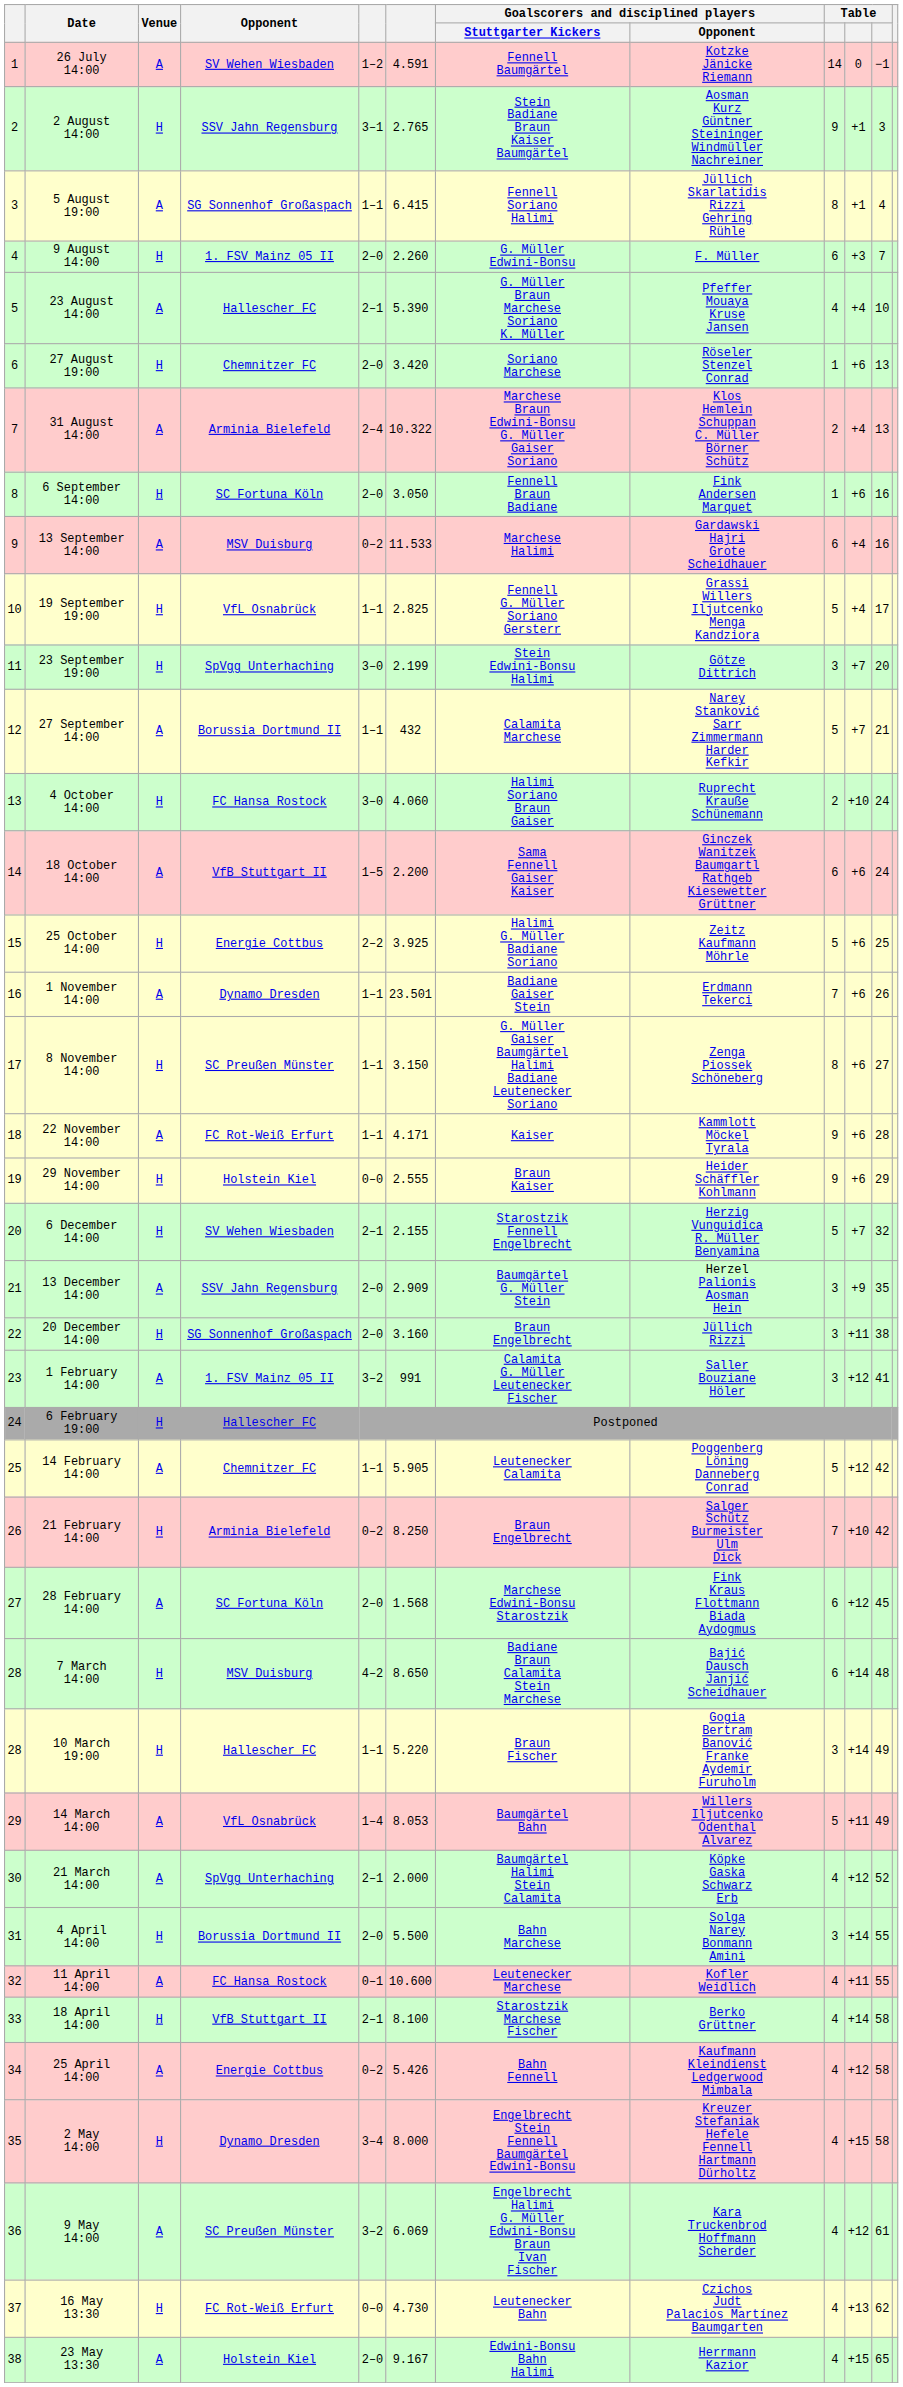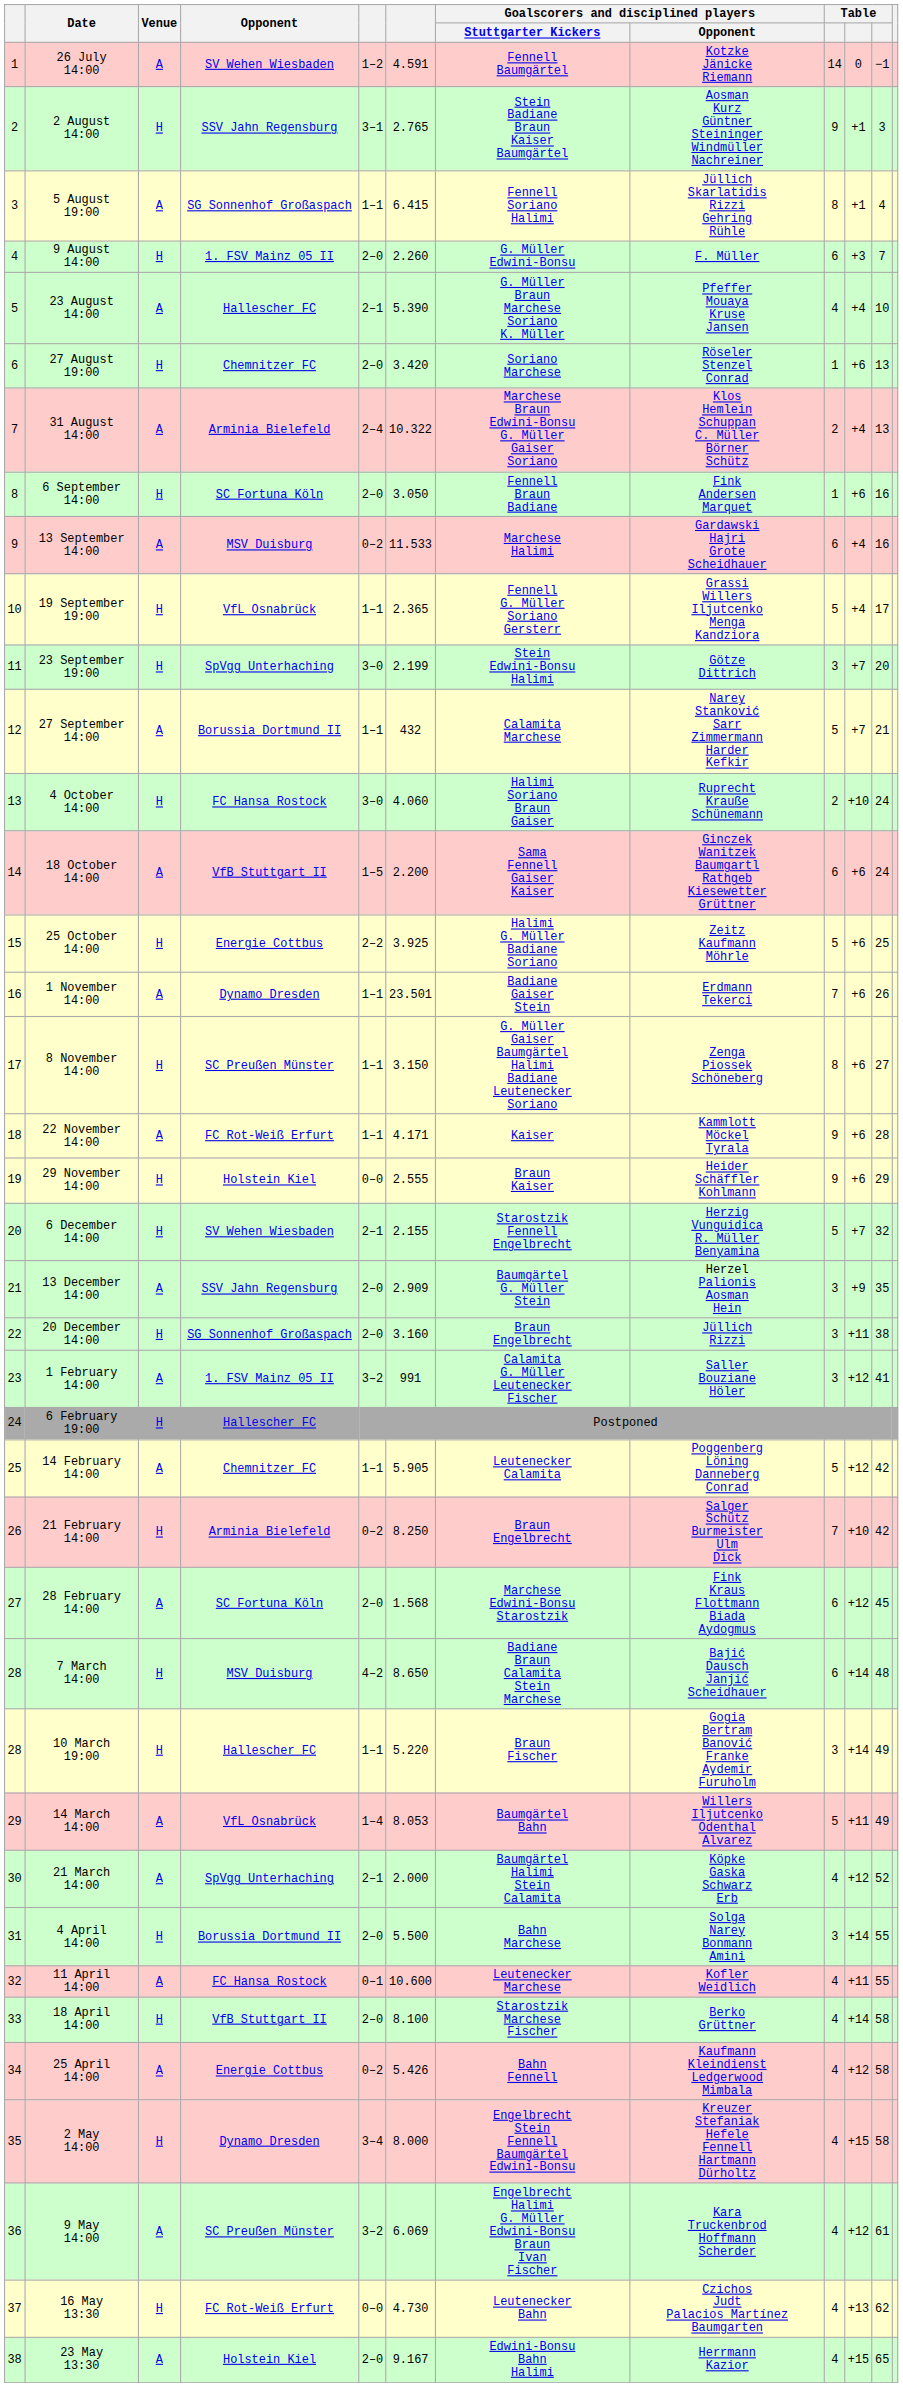(411, 610) 2.825 -> (411, 610) 2.365
(372, 2020) 2–1 -> (372, 2020) 2–0
